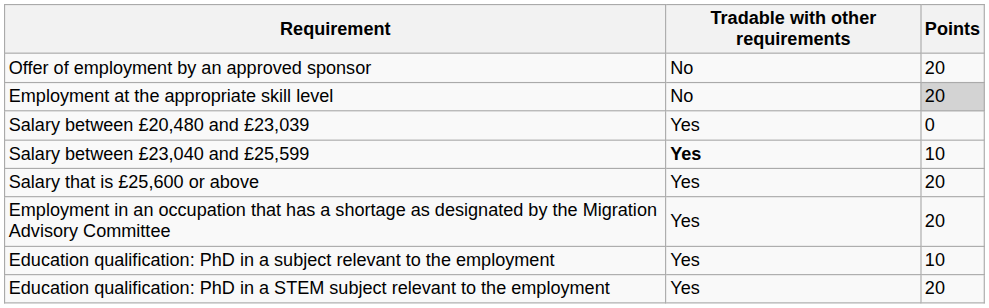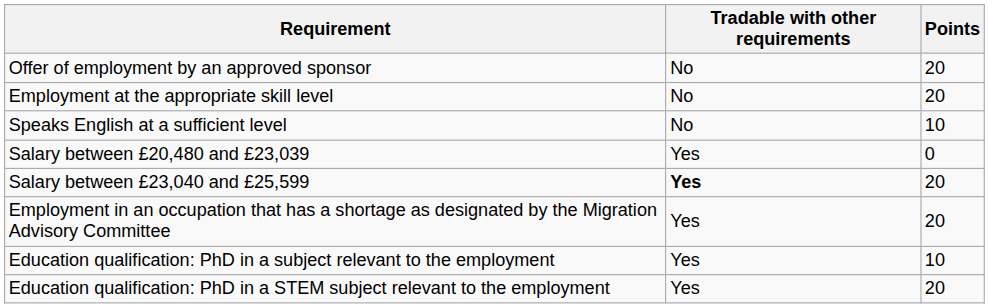(935, 96) lightgrey background -> (935, 96) no background
+ row: (148, 125)
(935, 153) 10 -> (935, 182) 20
- row: (134, 182)
